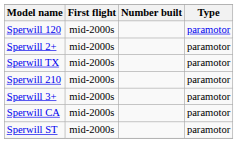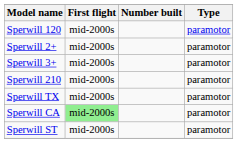rows swapped: (32, 96) <-> (33, 63)
(92, 113) no background -> (92, 113) lightgreen background
